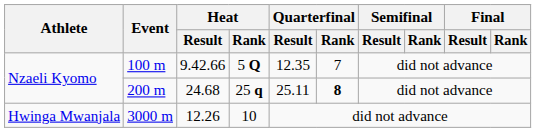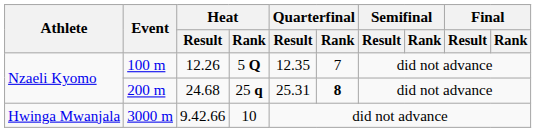(203, 65) 9.42.66 -> (203, 65) 12.26
(293, 90) 25.11 -> (293, 90) 25.31
(203, 115) 12.26 -> (203, 115) 9.42.66
